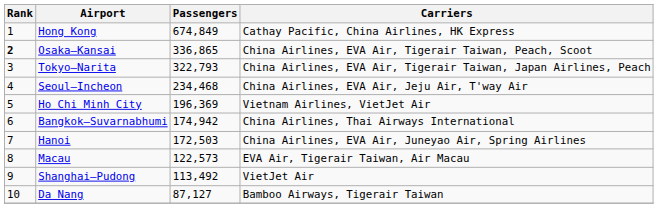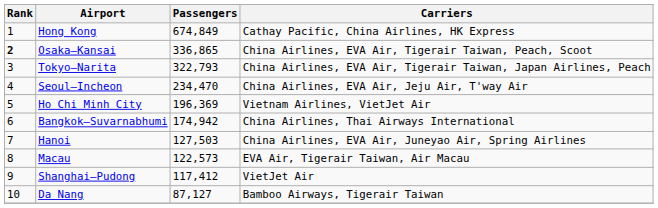(196, 86) 234,468 -> (196, 86) 234,470
(196, 140) 172,503 -> (196, 140) 127,503
(196, 176) 113,492 -> (196, 176) 117,412
